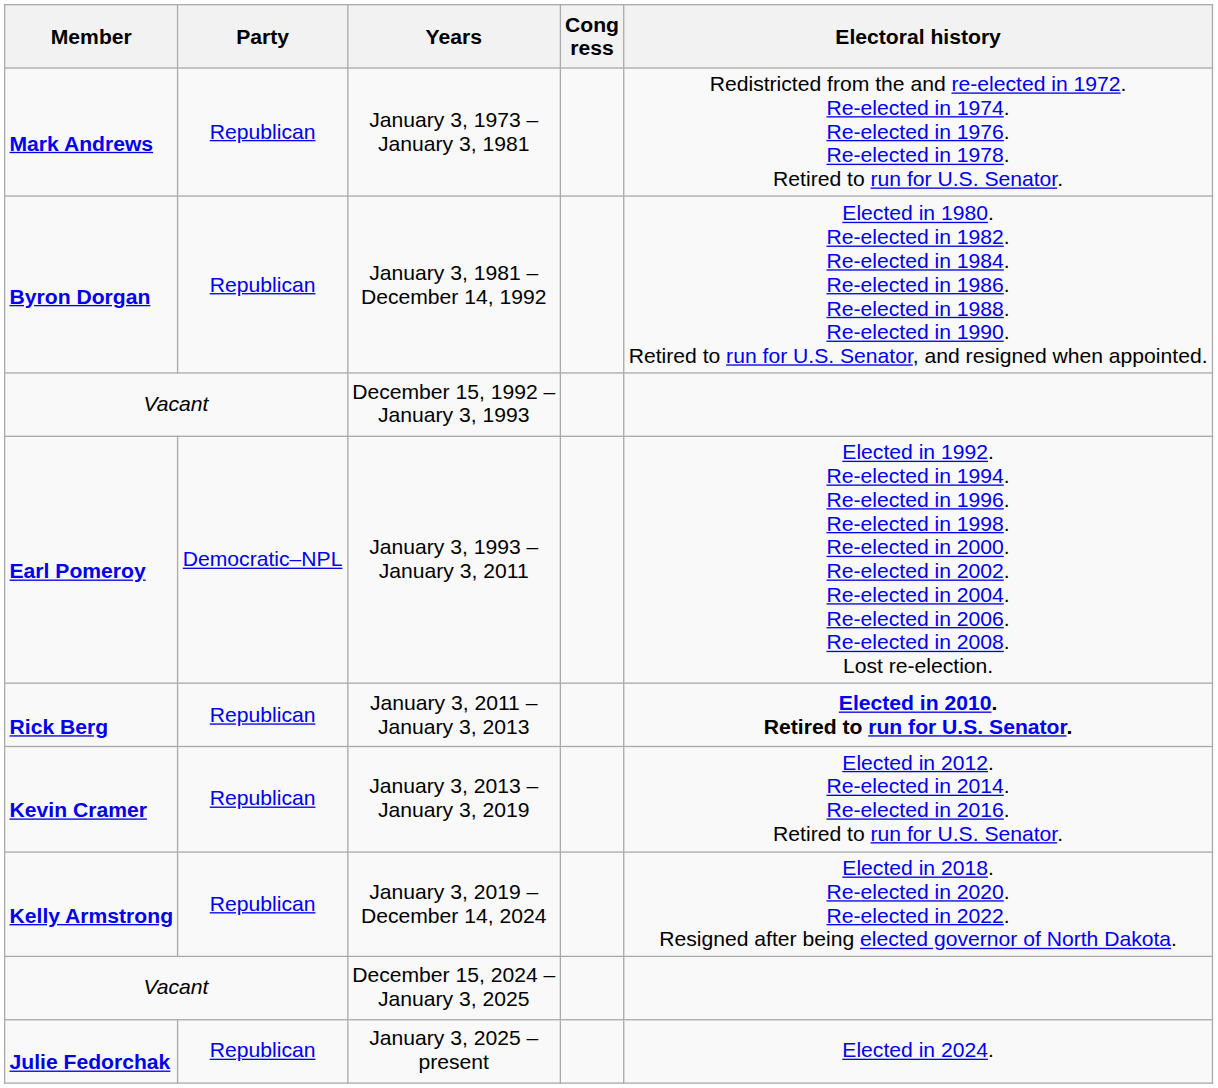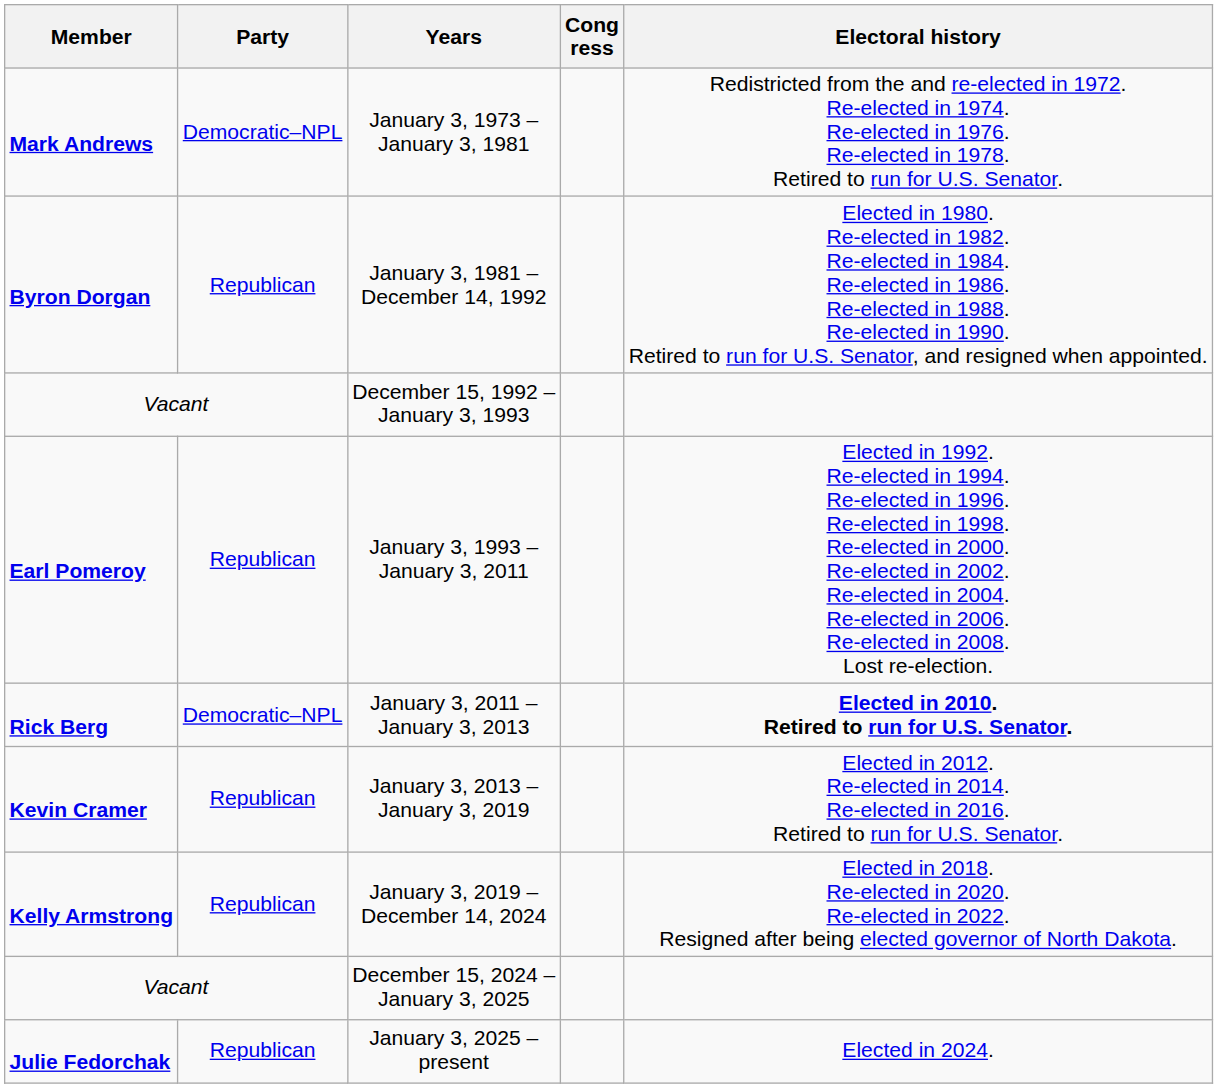(263, 132) Republican -> (263, 132) Democratic–NPL
(263, 559) Democratic–NPL -> (263, 559) Republican
(263, 714) Republican -> (263, 714) Democratic–NPL
